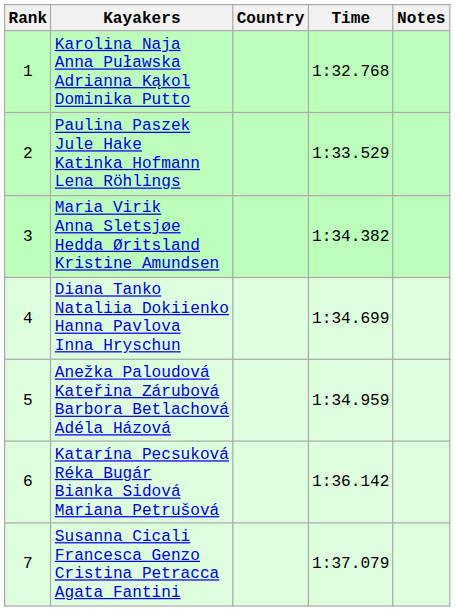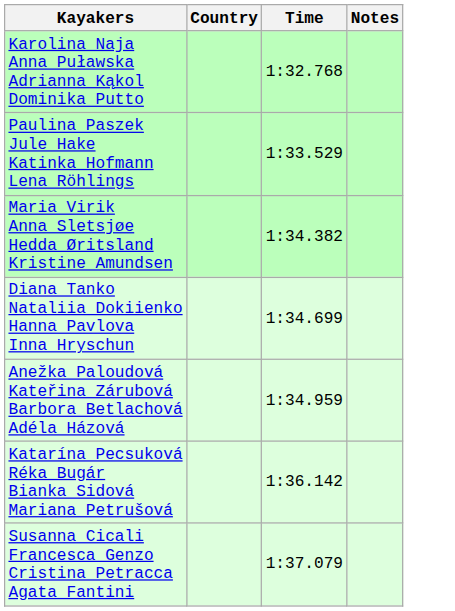- column: (28, 18)
